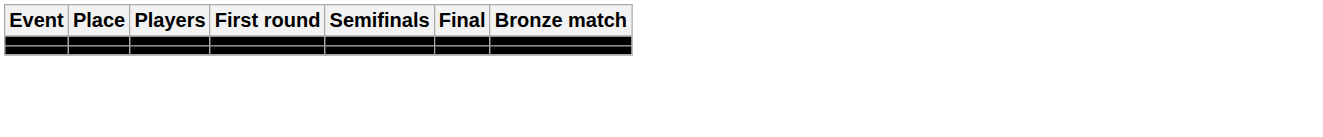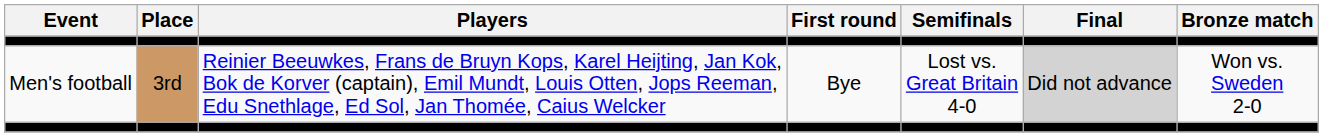+ row: (71, 83)
